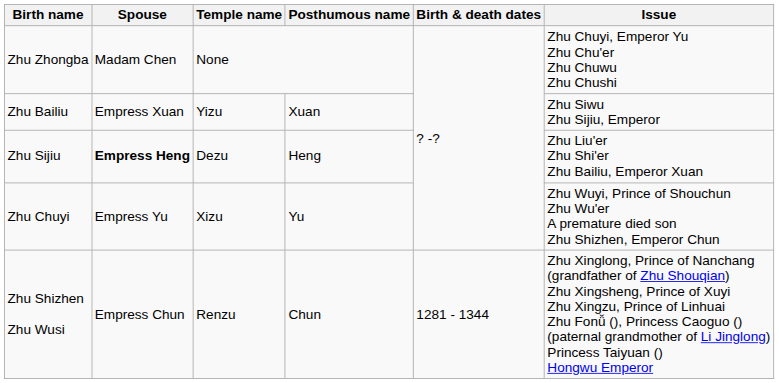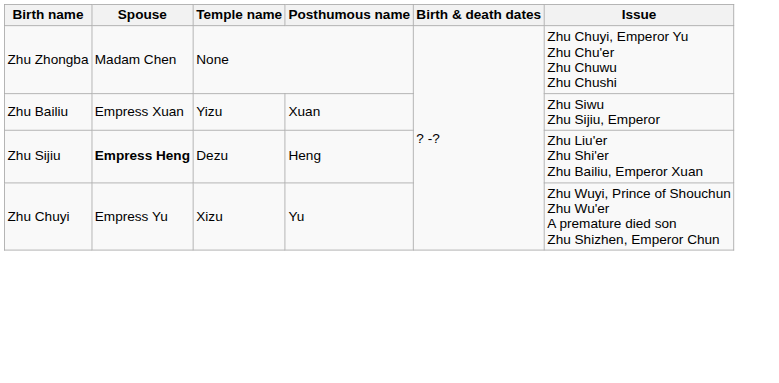- row: (46, 314)
